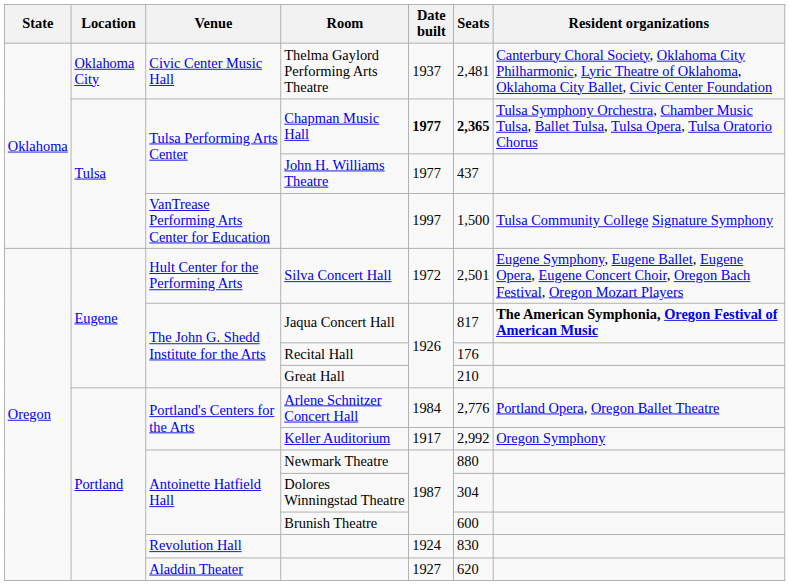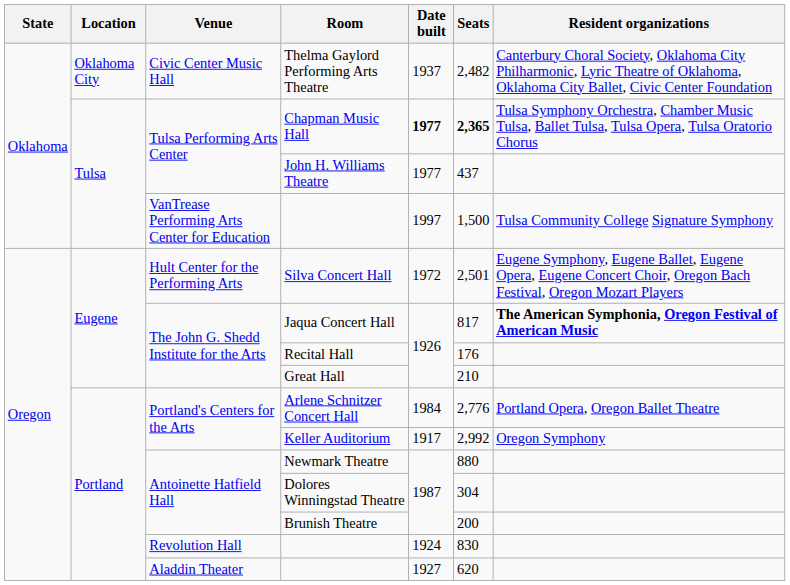(473, 71) 2,481 -> (473, 71) 2,482
(468, 523) 600 -> (468, 523) 200
